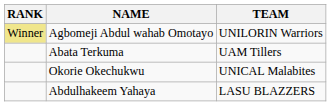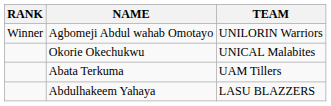(25, 33) khaki background -> (25, 33) no background
rows swapped: (97, 71) <-> (86, 52)
